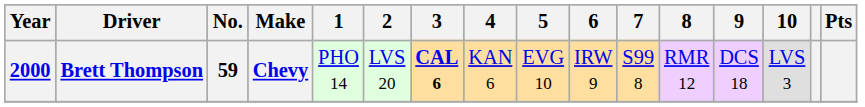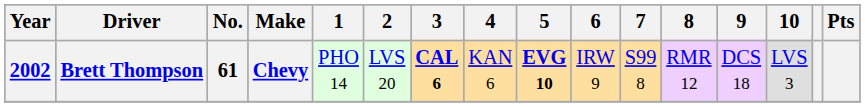(30, 70) 2000 -> (30, 70) 2002
(228, 70) 59 -> (228, 70) 61
(543, 69) normal -> (544, 70) bold
